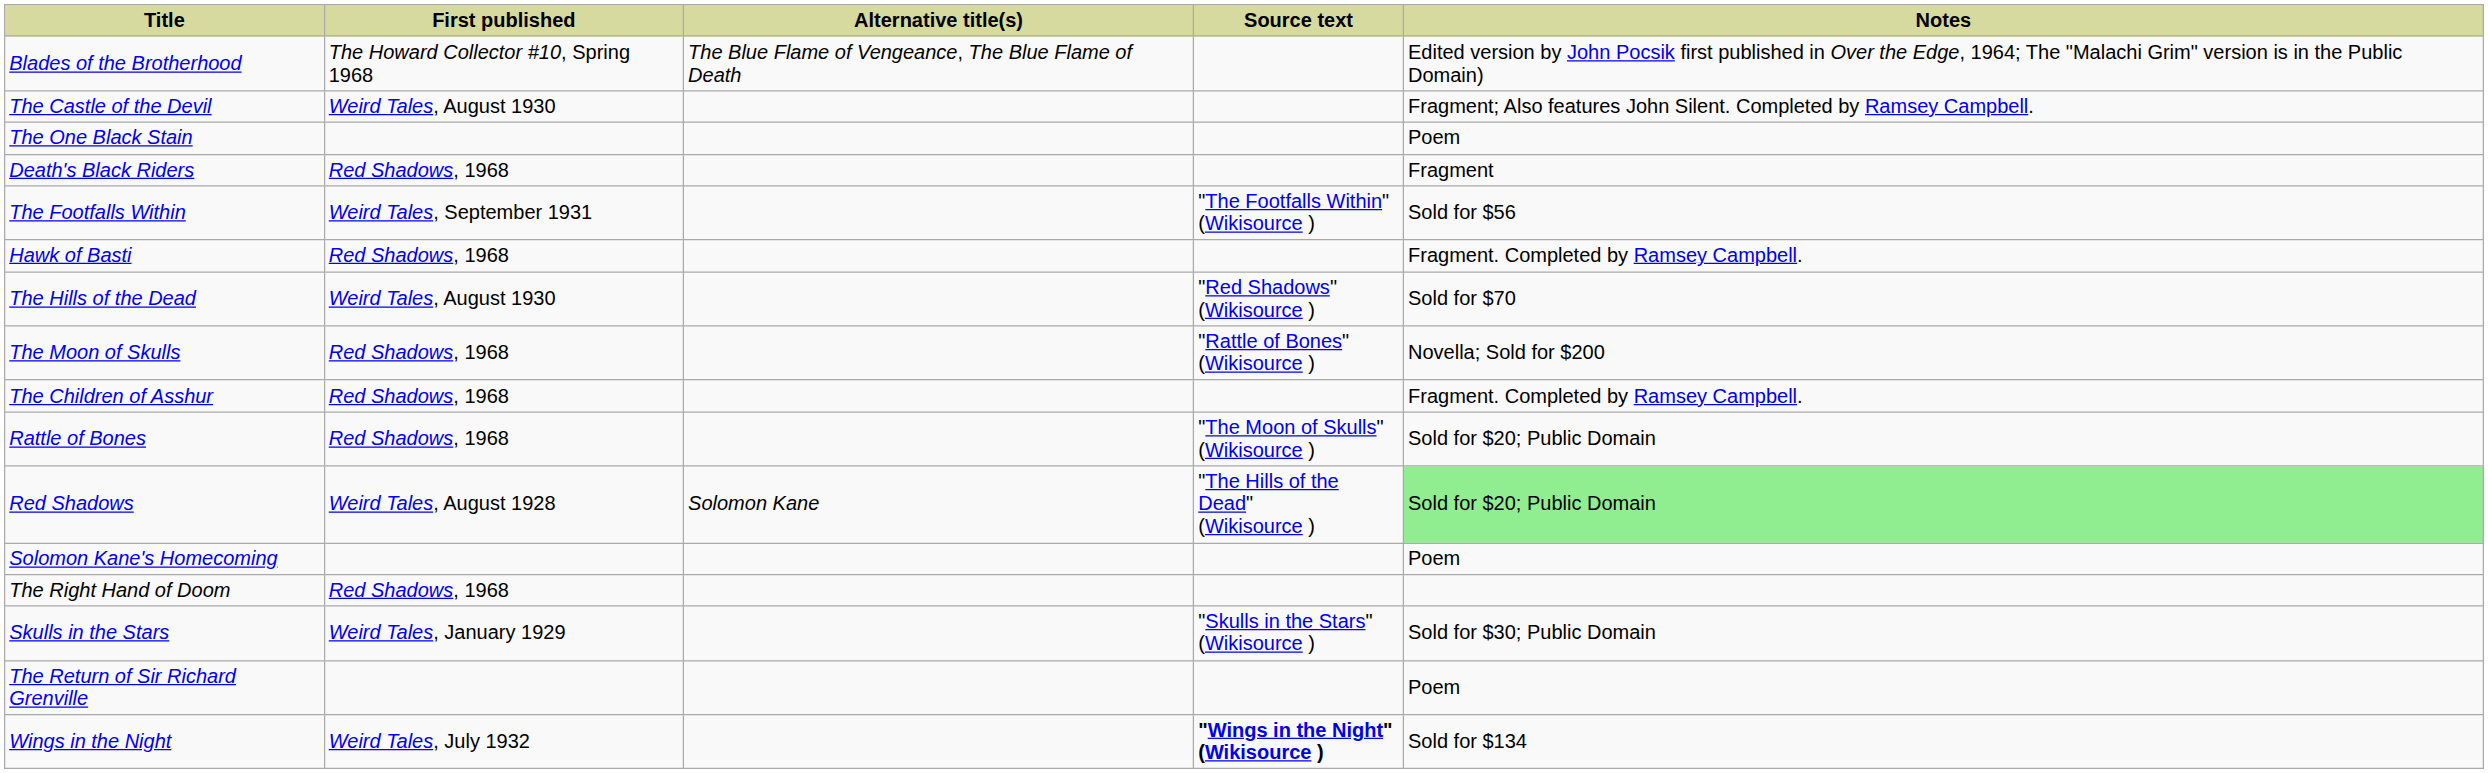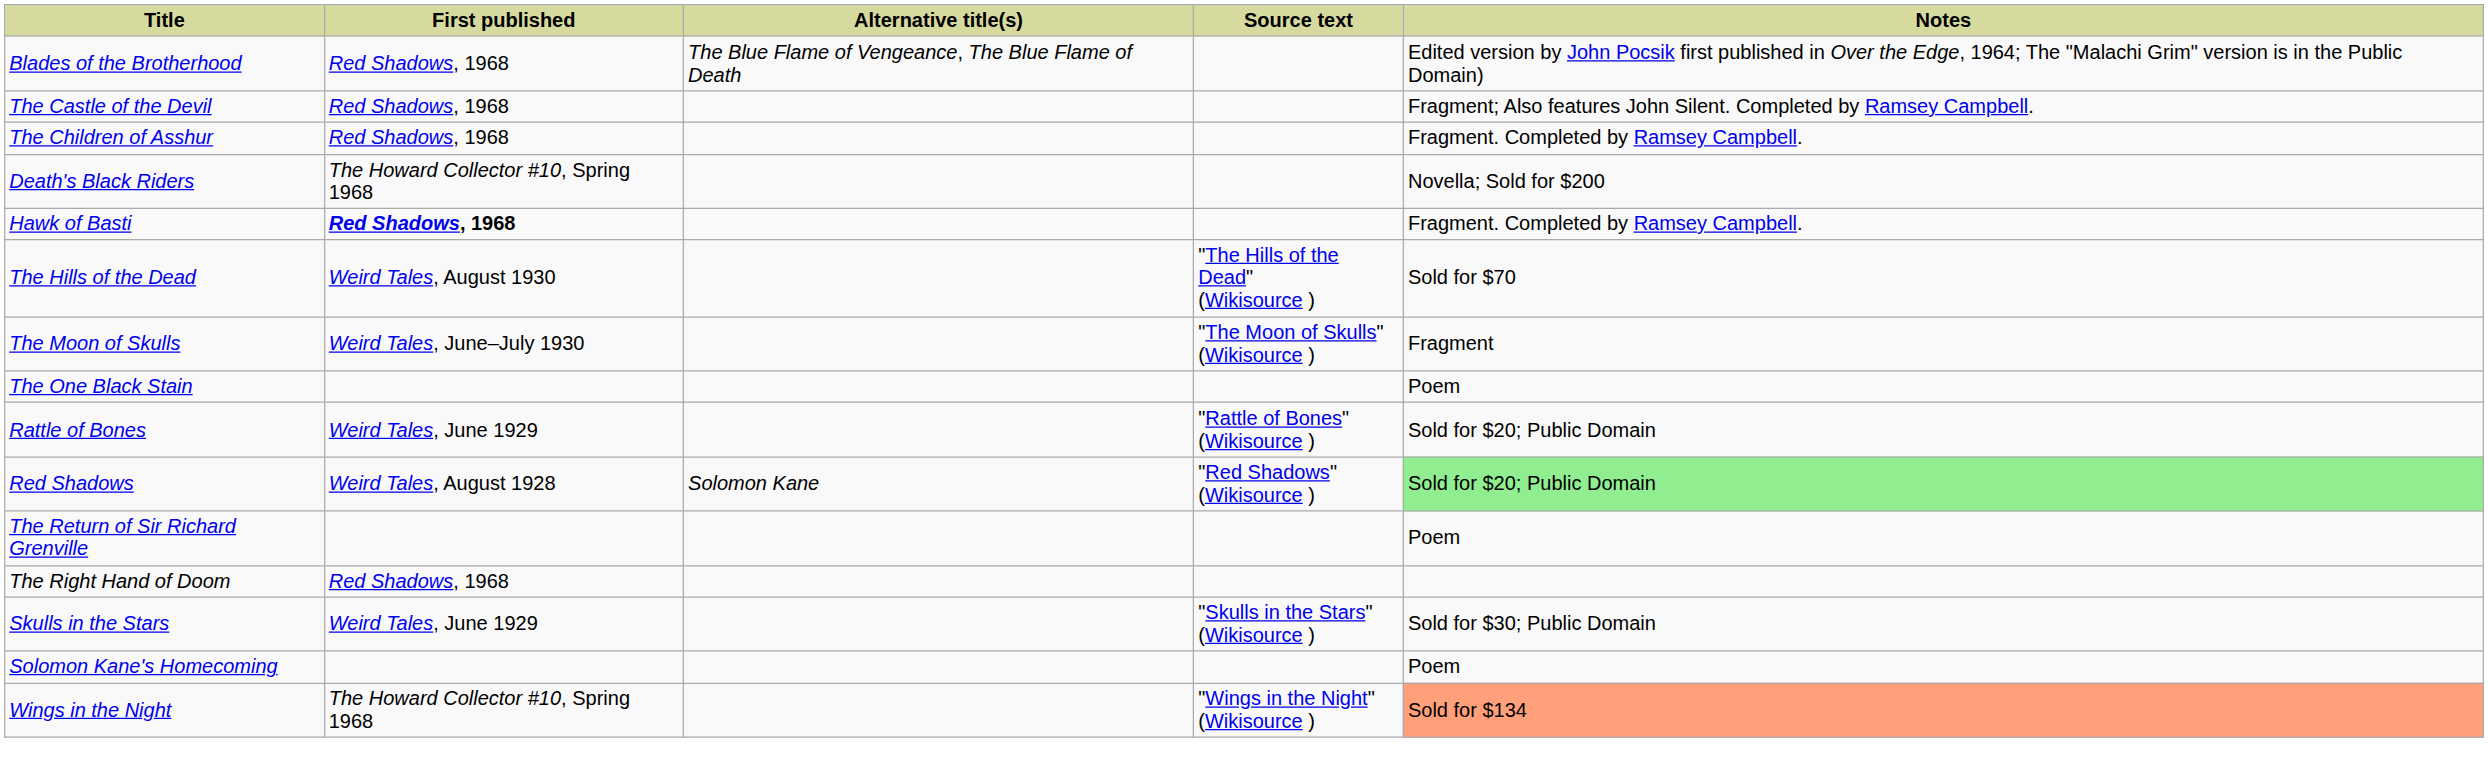(479, 63) The Howard Collector #10, Spring 1968 -> (419, 63) Red Shadows, 1968
(442, 106) Weird Tales, August 1930 -> (419, 106) Red Shadows, 1968
rows swapped: (111, 395) <-> (101, 138)
(419, 169) Red Shadows, 1968 -> (479, 180) The Howard Collector #10, Spring 1968
(1451, 169) Fragment -> (1506, 180) Novella; Sold for $200
- row: (98, 212)
(419, 255) normal -> (422, 223) bold
(1268, 298) "Red Shadows" (Wikisource ) -> (1268, 278) "The Hills of the Dead" (Wikisource )
(419, 352) Red Shadows, 1968 -> (457, 343) Weird Tales, June–July 1930
(1274, 352) "Rattle of Bones" (Wikisource ) -> (1291, 343) "The Moon of Skulls" (Wikisource )
(1506, 352) Novella; Sold for $200 -> (1451, 343) Fragment
(419, 438) Red Shadows, 1968 -> (433, 429) Weird Tales, June 1929
(1291, 438) "The Moon of Skulls" (Wikisource ) -> (1274, 429) "Rattle of Bones" (Wikisource )
(1268, 504) "The Hills of the Dead" (Wikisource ) -> (1268, 483) "Red Shadows" (Wikisource )
rows swapped: (123, 687) <-> (143, 558)
(447, 633) Weird Tales, January 1929 -> (433, 623) Weird Tales, June 1929
(429, 741) Weird Tales, July 1932 -> (479, 709) The Howard Collector #10, Spring 1968
(1295, 741) bold -> (1286, 709) normal
(1467, 741) no background -> (1467, 709) lightsalmon background
